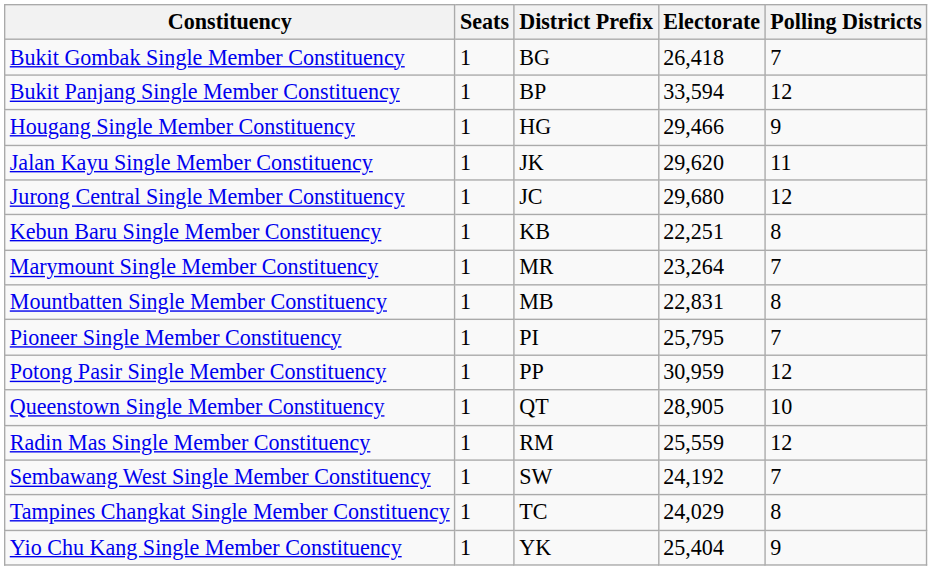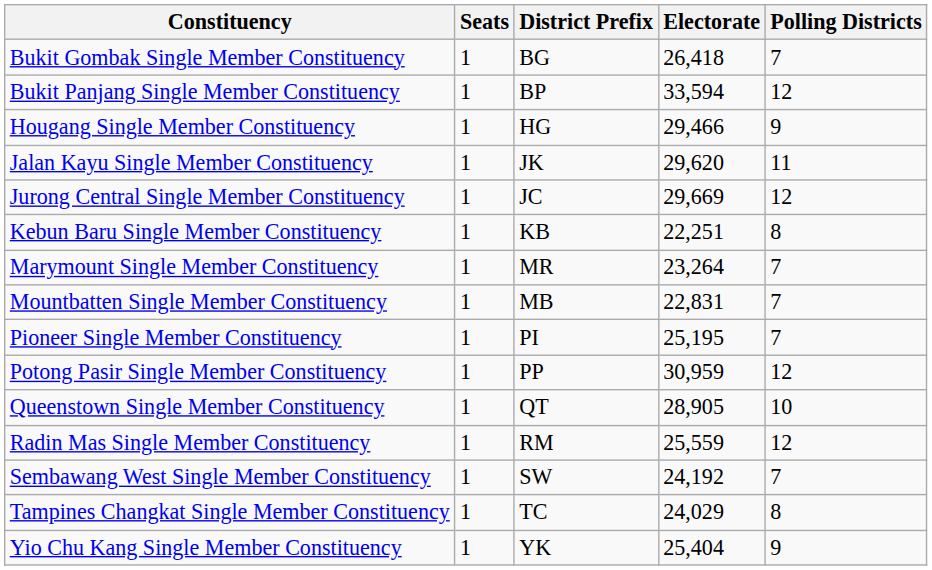(694, 197) 29,680 -> (694, 197) 29,669
(776, 302) 8 -> (776, 302) 7
(694, 337) 25,795 -> (694, 337) 25,195
